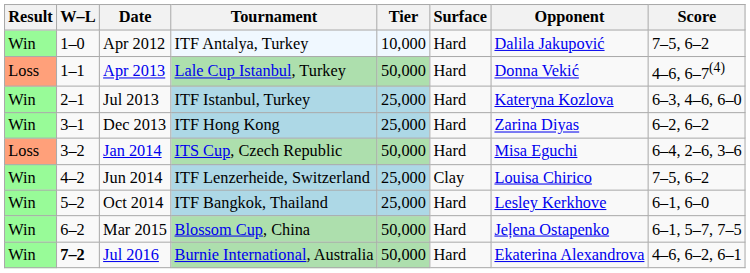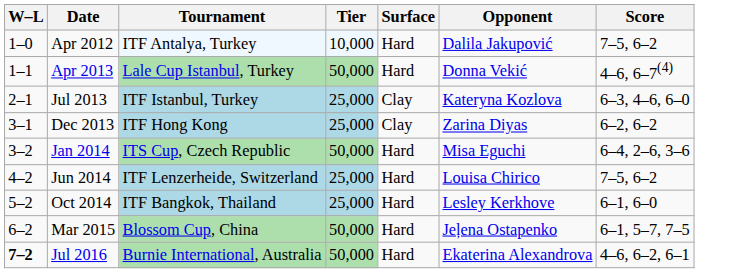- column: (30, 17)
(450, 99) Hard -> (397, 99) Clay
(450, 125) Hard -> (397, 125) Clay
(449, 177) Clay -> (398, 177) Hard
